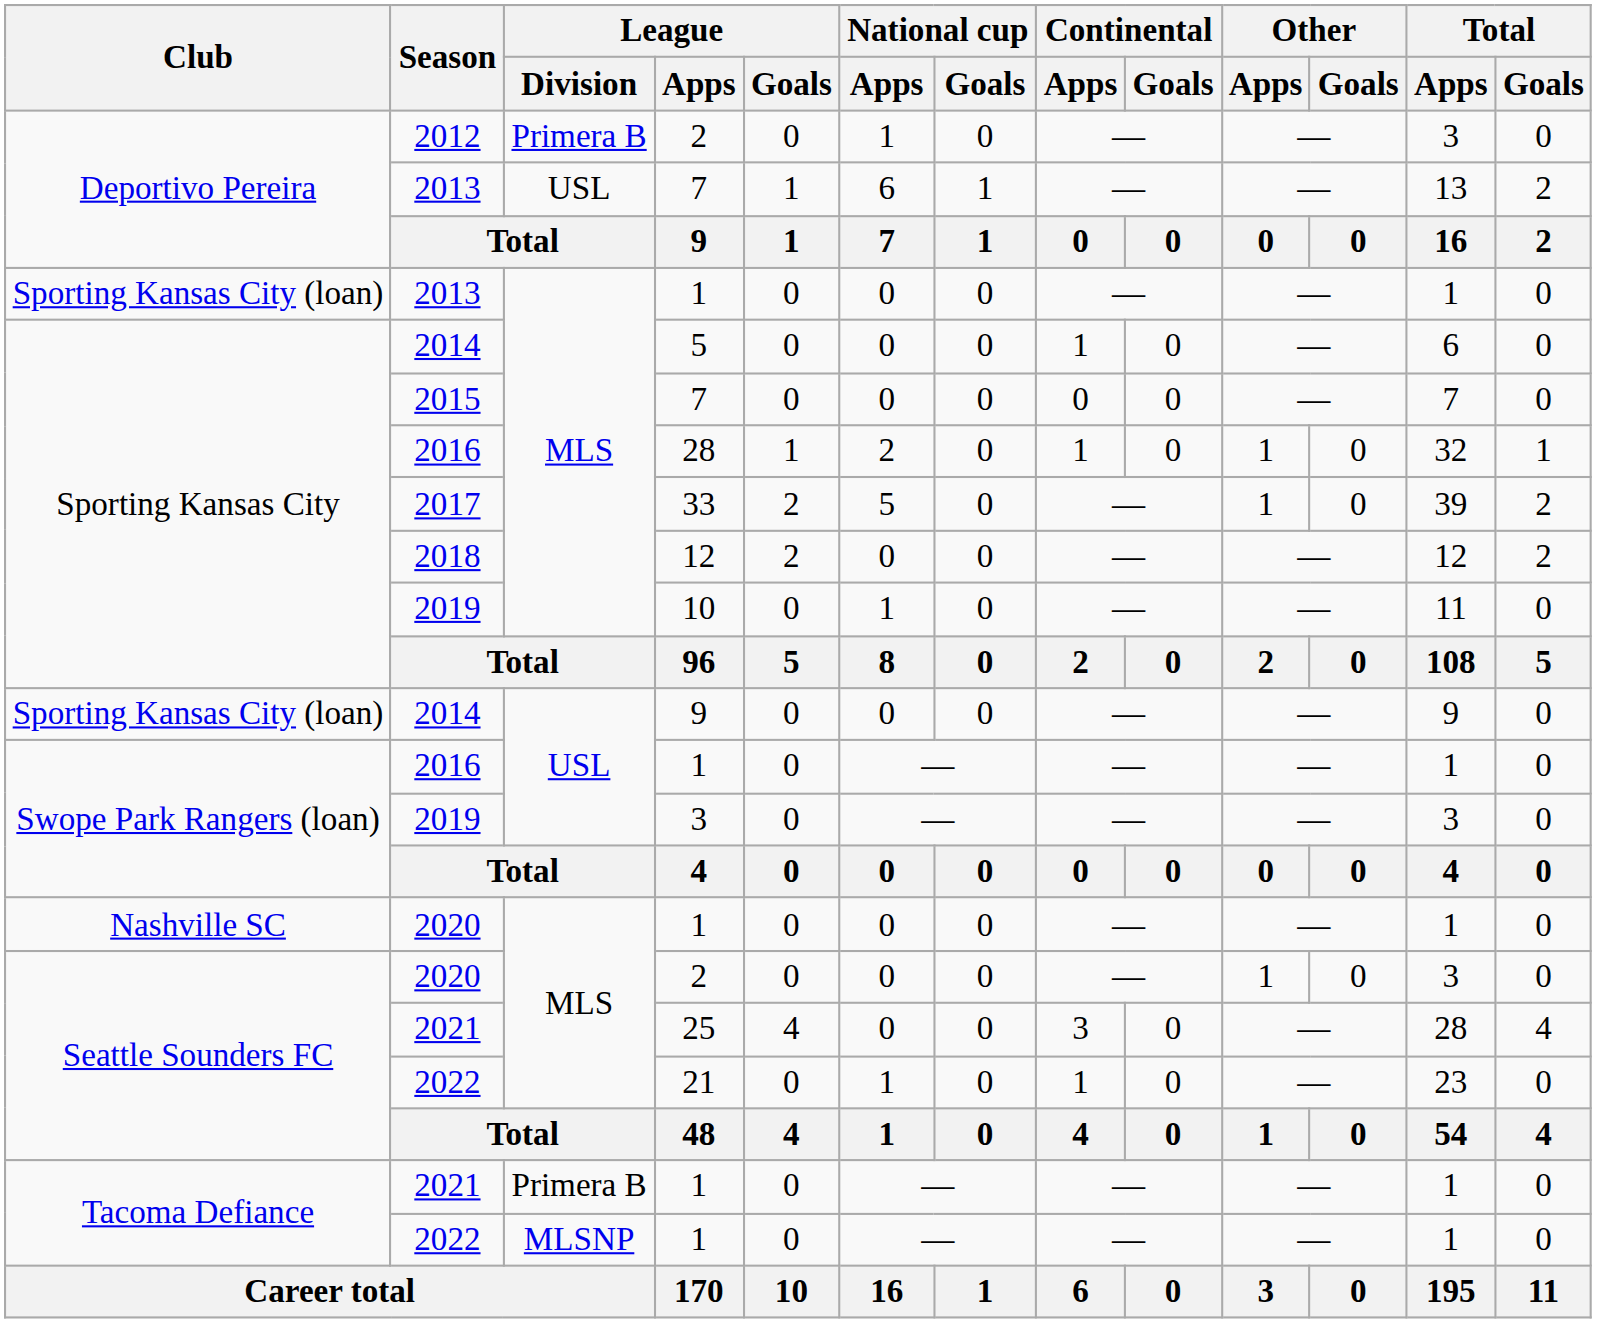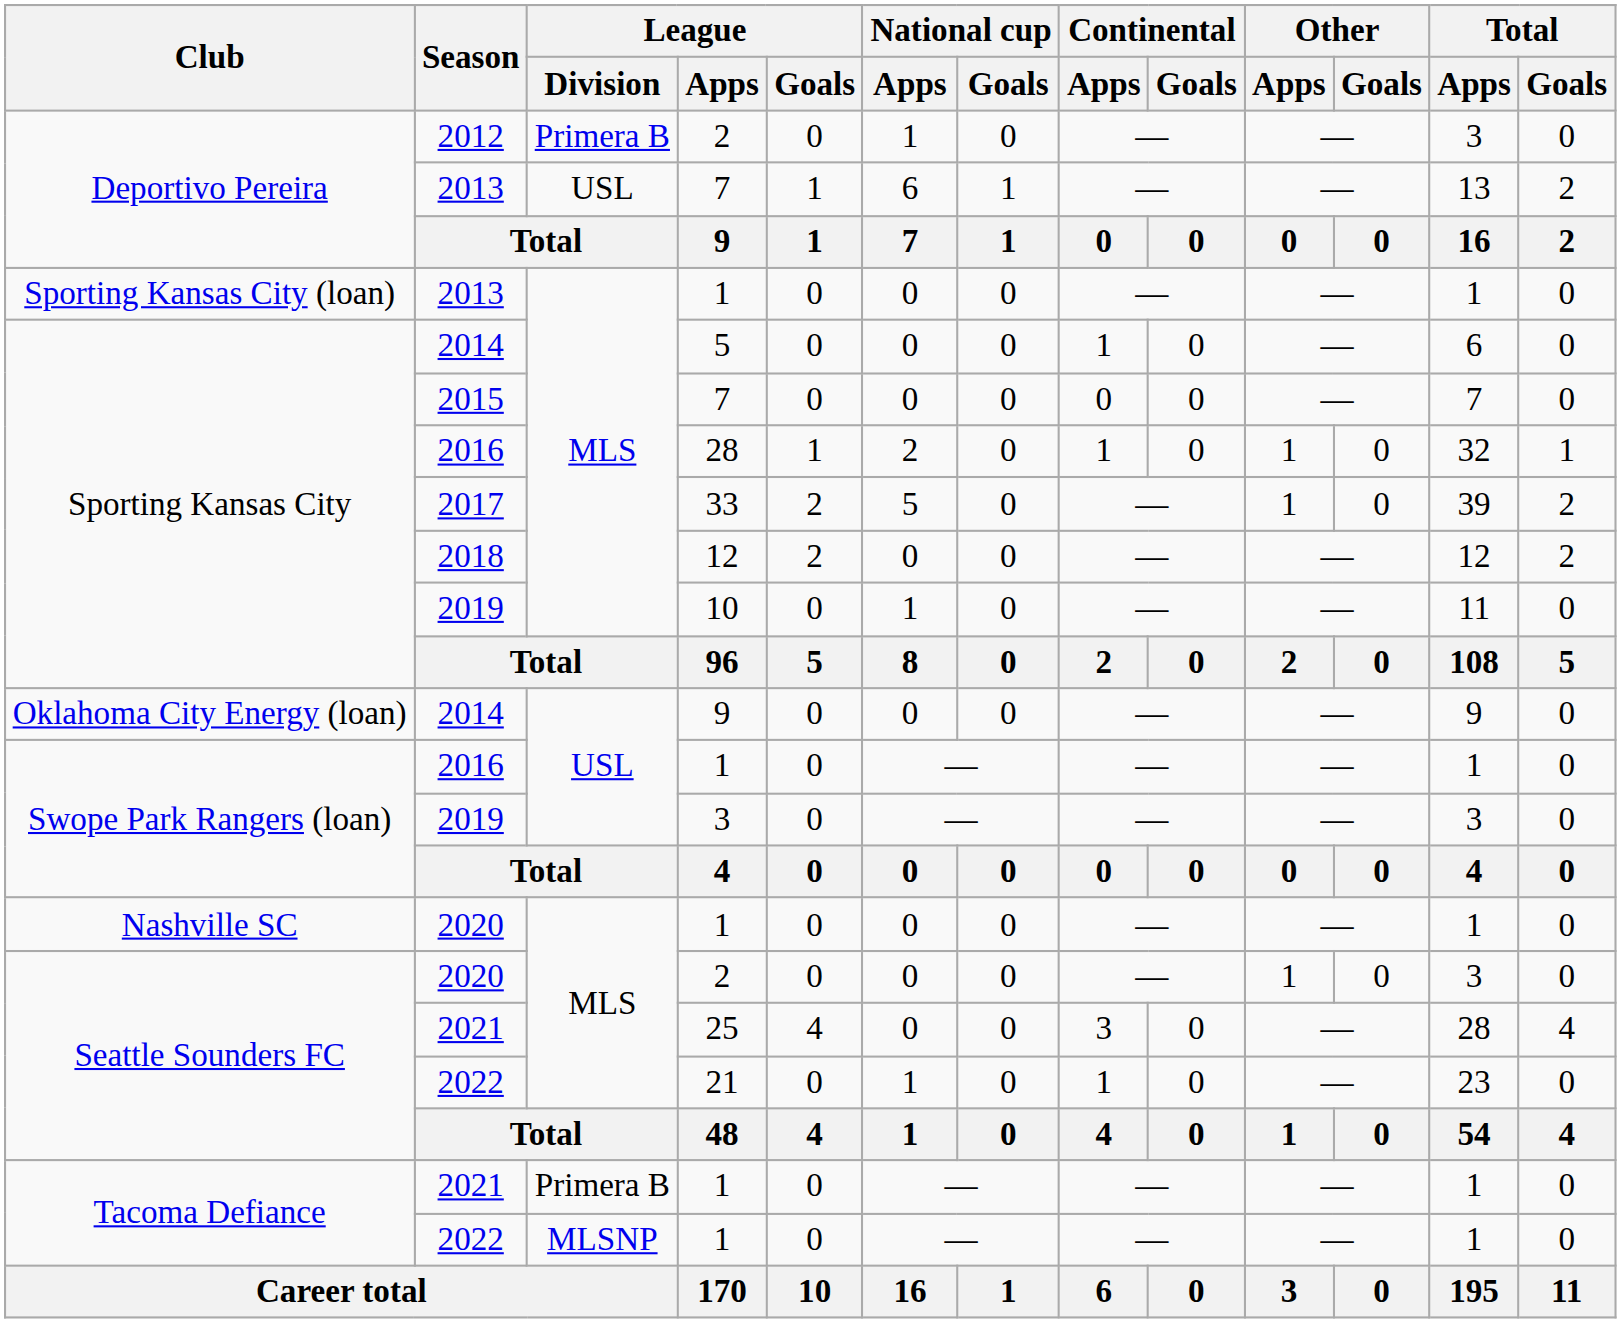(198, 713) Sporting Kansas City (loan) -> (210, 713) Oklahoma City Energy (loan)
